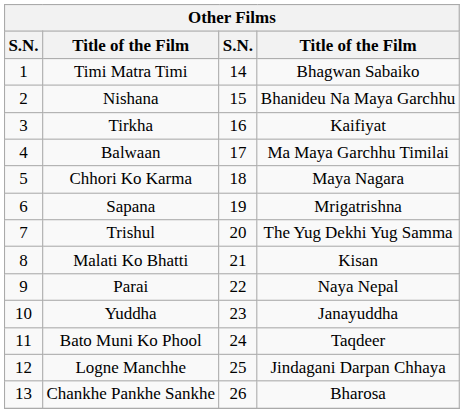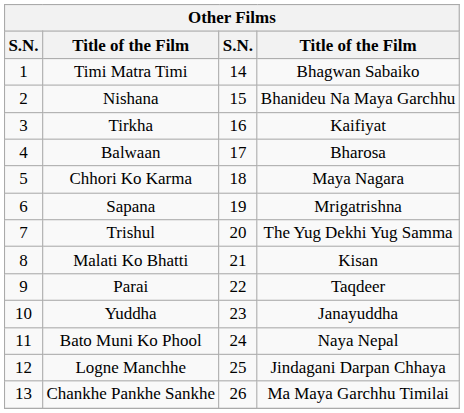(358, 152) Ma Maya Garchhu Timilai -> (358, 152) Bharosa
(358, 286) Naya Nepal -> (358, 286) Taqdeer
(358, 340) Taqdeer -> (358, 340) Naya Nepal
(358, 394) Bharosa -> (358, 394) Ma Maya Garchhu Timilai
